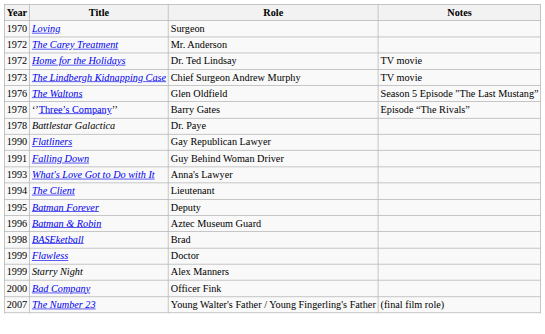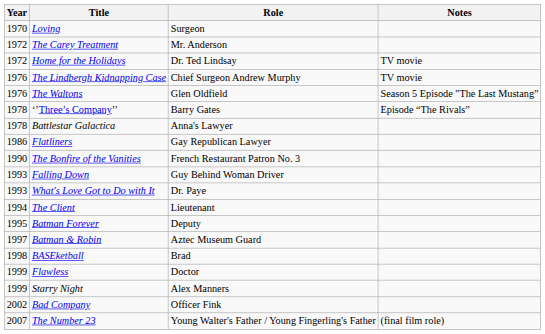(17, 77) 1973 -> (17, 77) 1976
(188, 126) Dr. Paye -> (202, 126) Anna's Lawyer
(17, 142) 1990 -> (17, 142) 1986
+ row: (86, 158)
(17, 158) 1991 -> (17, 175) 1993
(202, 175) Anna's Lawyer -> (188, 191) Dr. Paye
(17, 223) 1996 -> (17, 239) 1997
(17, 288) 2000 -> (17, 304) 2002
